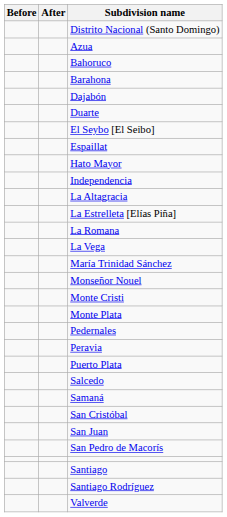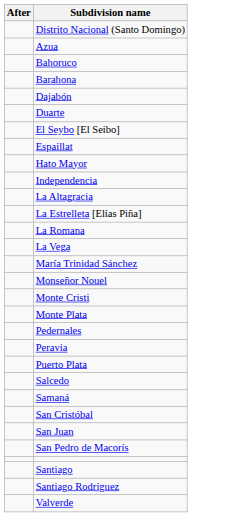- column: (22, 12)
